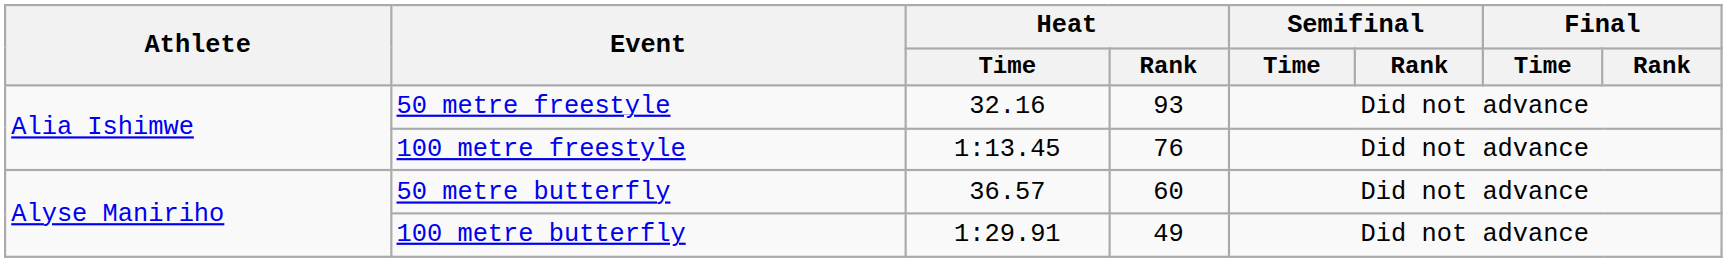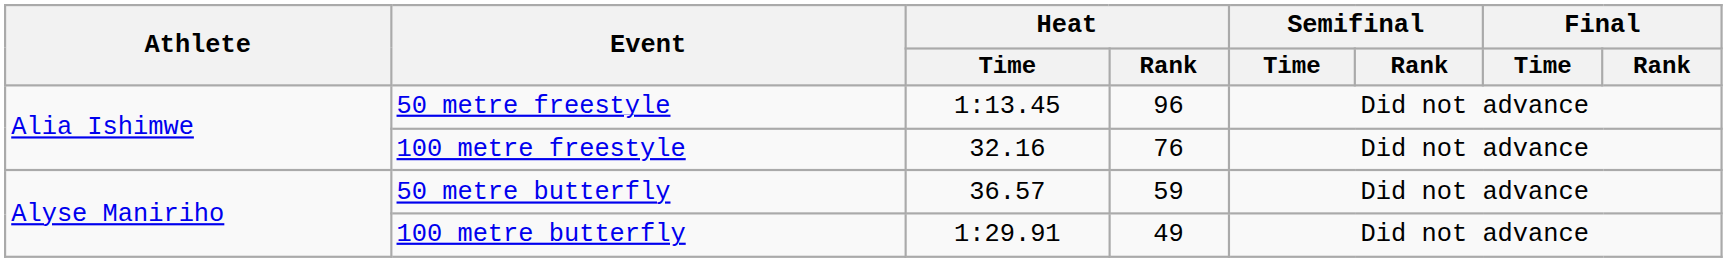(1007, 107) 32.16 -> (1007, 107) 1:13.45
(1168, 107) 93 -> (1168, 107) 96
(1007, 149) 1:13.45 -> (1007, 149) 32.16
(1168, 192) 60 -> (1168, 192) 59
